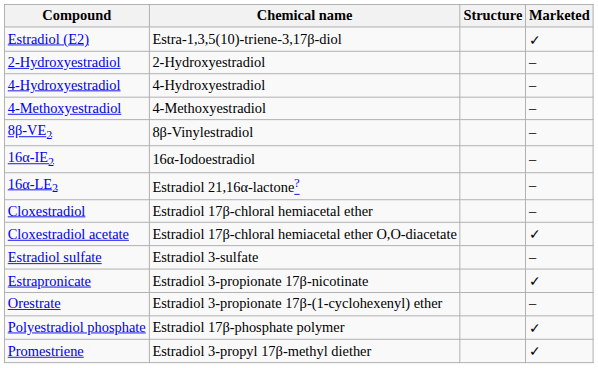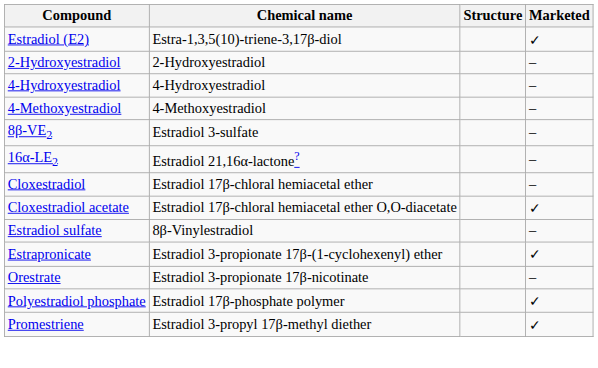(203, 132) 8β-Vinylestradiol -> (205, 132) Estradiol 3-sulfate
- row: (31, 159)
(205, 257) Estradiol 3-sulfate -> (203, 230) 8β-Vinylestradiol
(260, 280) Estradiol 3-propionate 17β-nicotinate -> (297, 254) Estradiol 3-propionate 17β-(1-cyclohexenyl) ether
(297, 304) Estradiol 3-propionate 17β-(1-cyclohexenyl) ether -> (260, 277) Estradiol 3-propionate 17β-nicotinate
